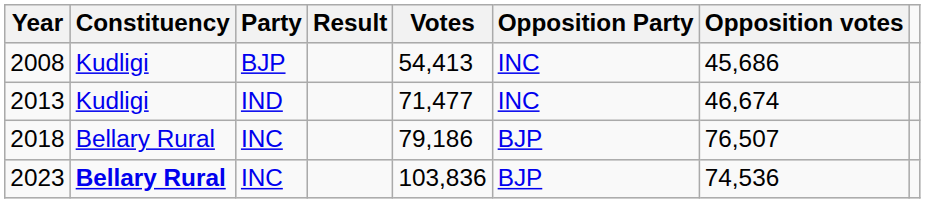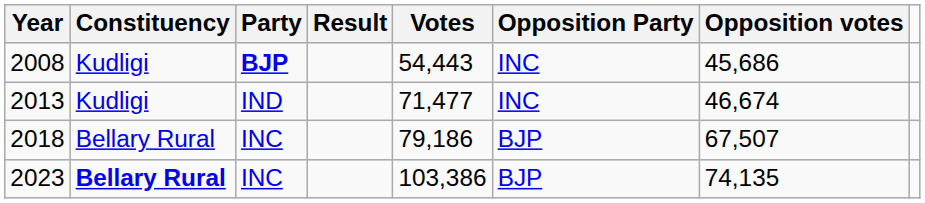(263, 62) normal -> (265, 62) bold
(436, 62) 54,413 -> (436, 62) 54,443
(742, 139) 76,507 -> (742, 139) 67,507
(442, 178) 103,836 -> (442, 178) 103,386
(742, 178) 74,536 -> (742, 178) 74,135
